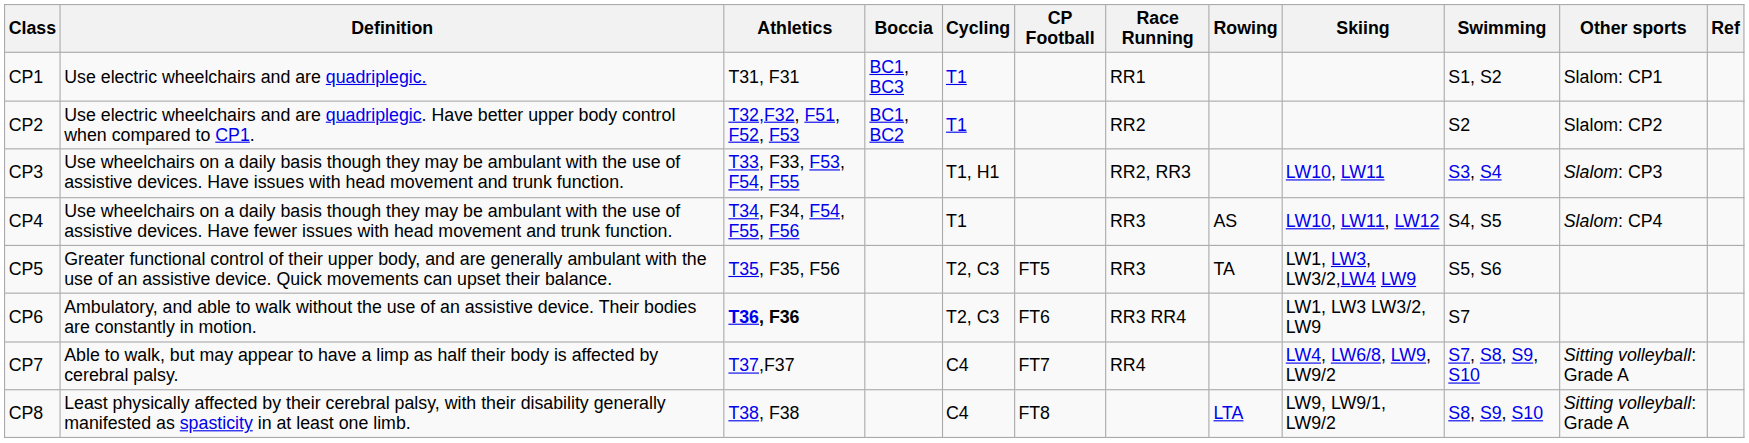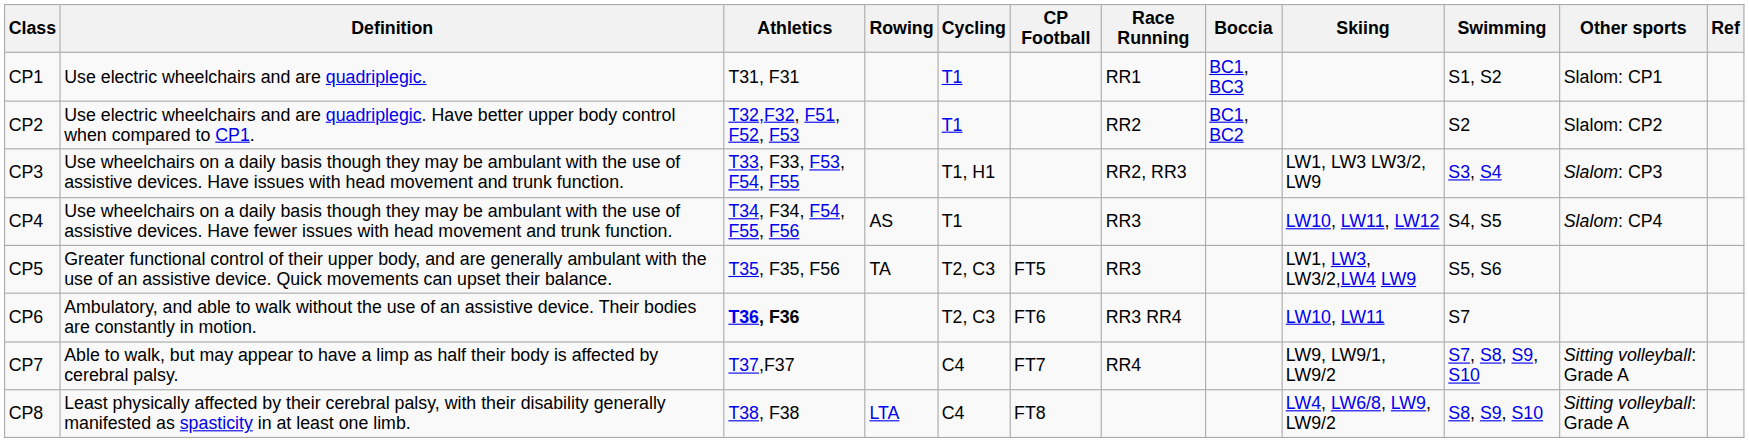columns swapped: (904, 28) <-> (1246, 28)
(1335, 173) LW10, LW11 -> (1356, 173) LW1, LW3 LW3/2, LW9
(1356, 317) LW1, LW3 LW3/2, LW9 -> (1335, 317) LW10, LW11
(1358, 365) LW4, LW6/8, LW9, LW9/2 -> (1336, 365) LW9, LW9/1, LW9/2
(1336, 413) LW9, LW9/1, LW9/2 -> (1358, 413) LW4, LW6/8, LW9, LW9/2
